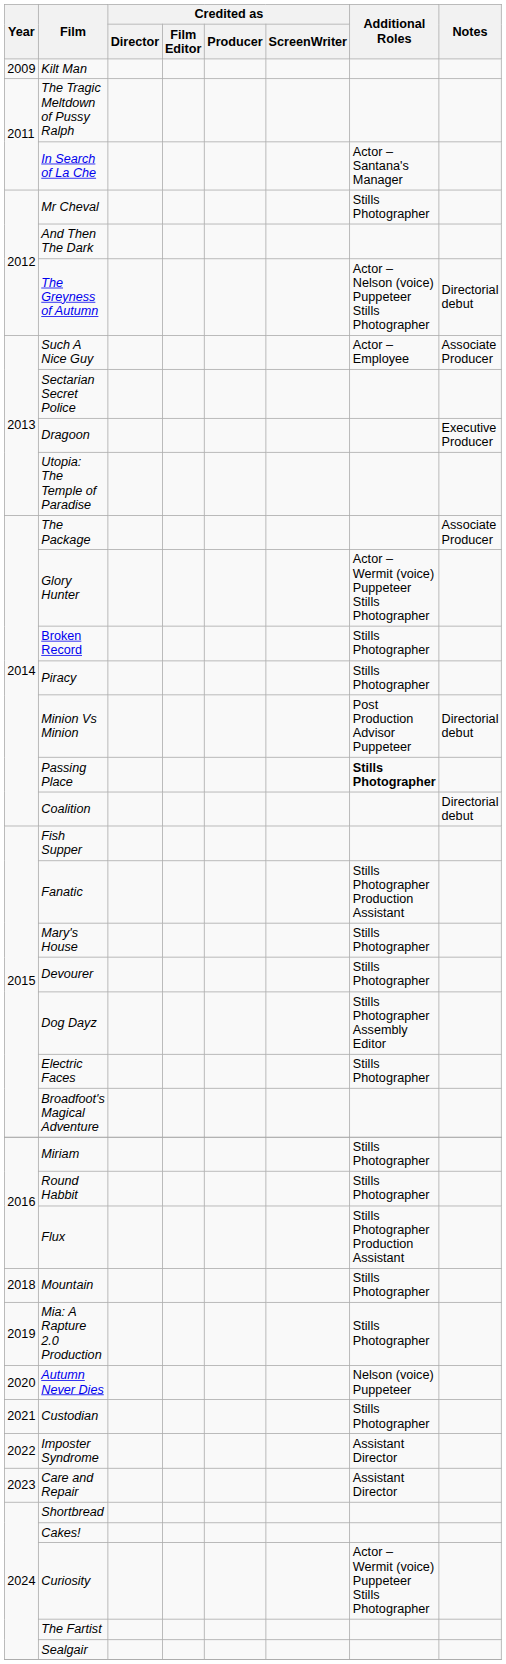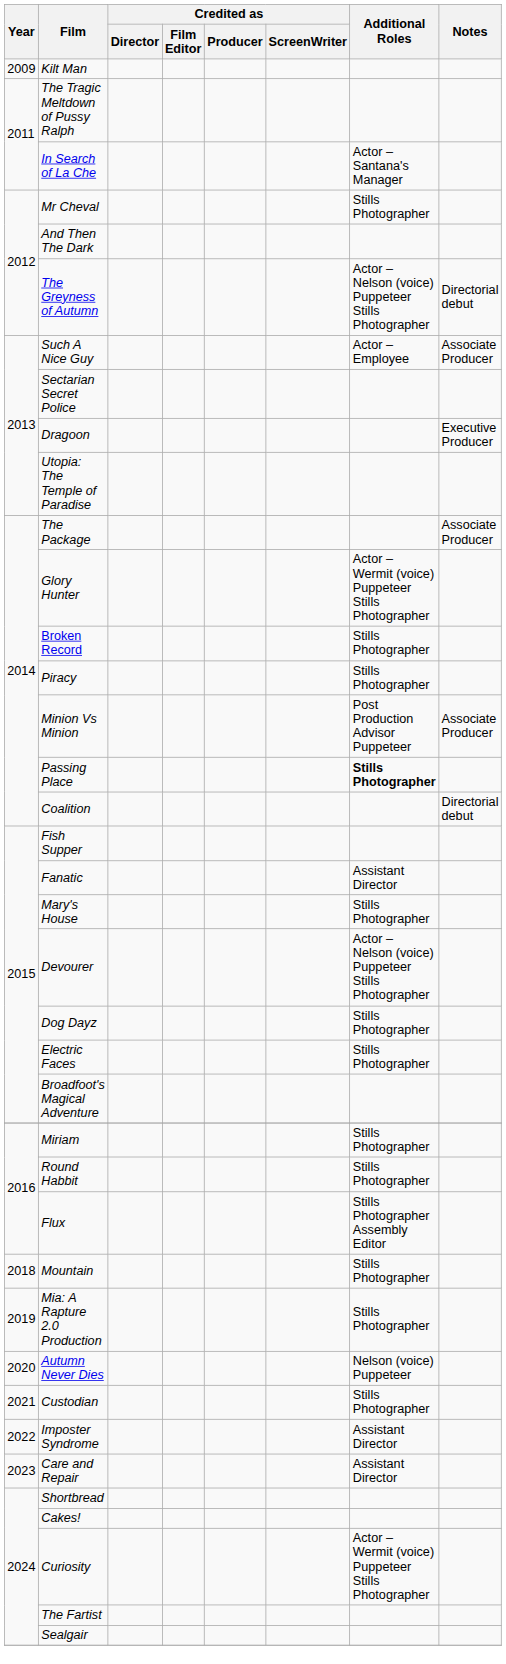(470, 726) Directorial debut -> (469, 726) Associate Producer
(391, 891) Stills Photographer Production Assistant -> (379, 877) Assistant Director
(391, 974) Stills Photographer -> (393, 967) Actor – Nelson (voice) Puppeteer Stills Photographer
(391, 1023) Stills Photographer Assembly Editor -> (391, 1023) Stills Photographer
(391, 1237) Stills Photographer Production Assistant -> (391, 1222) Stills Photographer Assembly Editor
